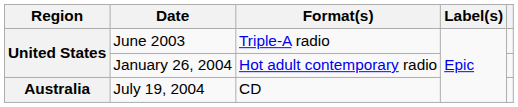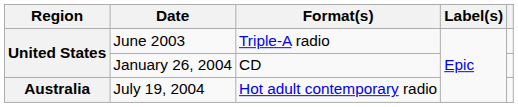(338, 65) Hot adult contemporary radio -> (250, 65) CD
(250, 89) CD -> (338, 89) Hot adult contemporary radio
